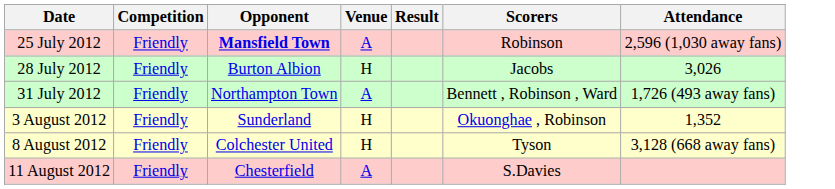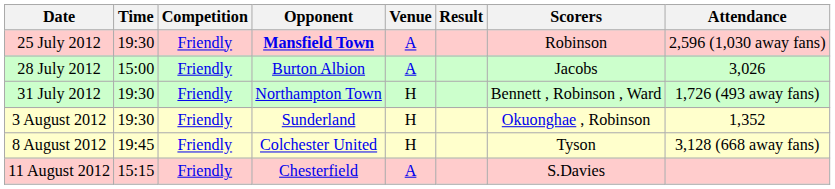+ column: (136, 17)
(366, 68) H -> (411, 68) A
(366, 94) A -> (411, 94) H
